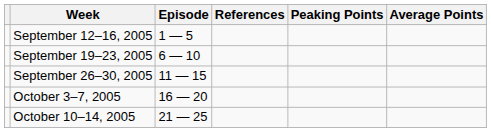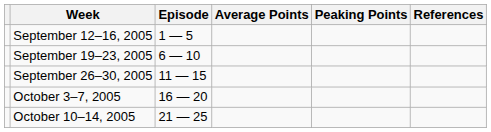columns swapped: (436, 14) <-> (250, 14)
